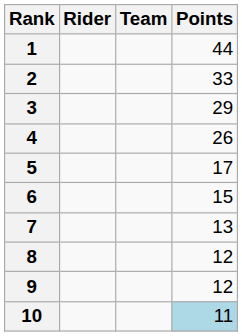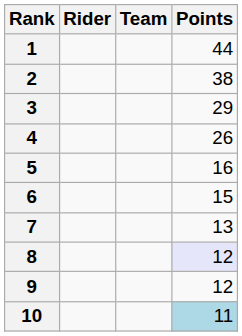(223, 78) 33 -> (223, 78) 38
(223, 167) 17 -> (223, 167) 16
(223, 256) no background -> (223, 256) lavender background
